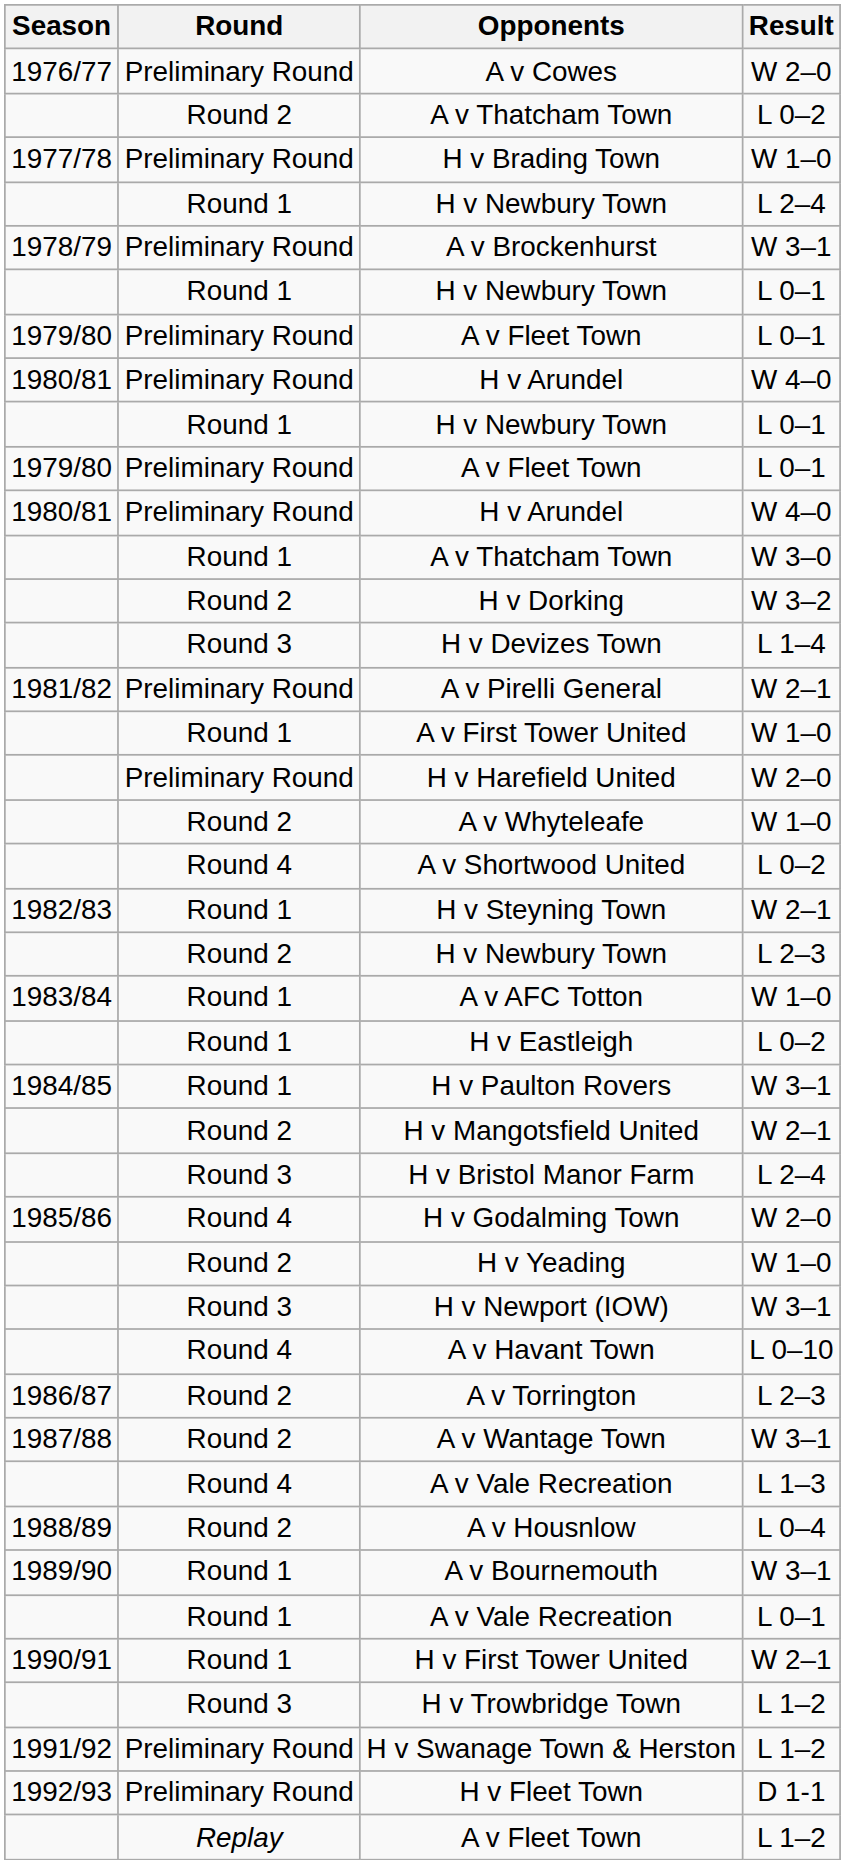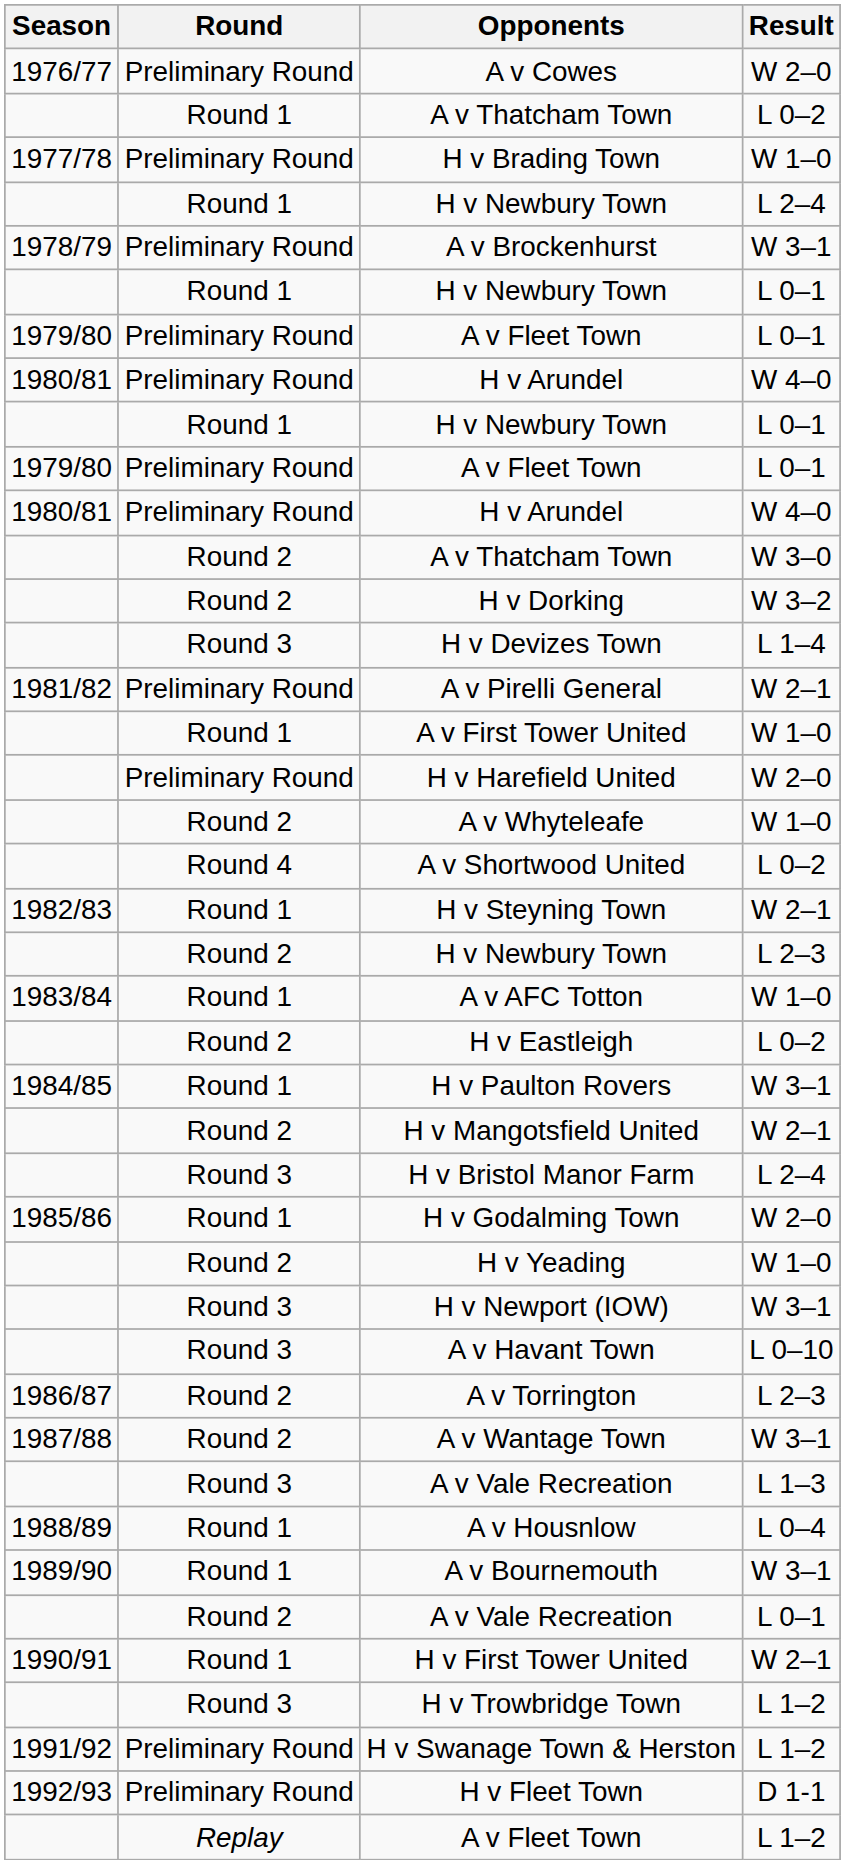(239, 114) Round 2 -> (239, 114) Round 1
(239, 556) Round 1 -> (239, 556) Round 2
(239, 1042) Round 1 -> (239, 1042) Round 2
(239, 1218) Round 4 -> (239, 1218) Round 1
(239, 1351) Round 4 -> (239, 1351) Round 3
(239, 1483) Round 4 -> (239, 1483) Round 3
(239, 1527) Round 2 -> (239, 1527) Round 1
(239, 1616) Round 1 -> (239, 1616) Round 2
